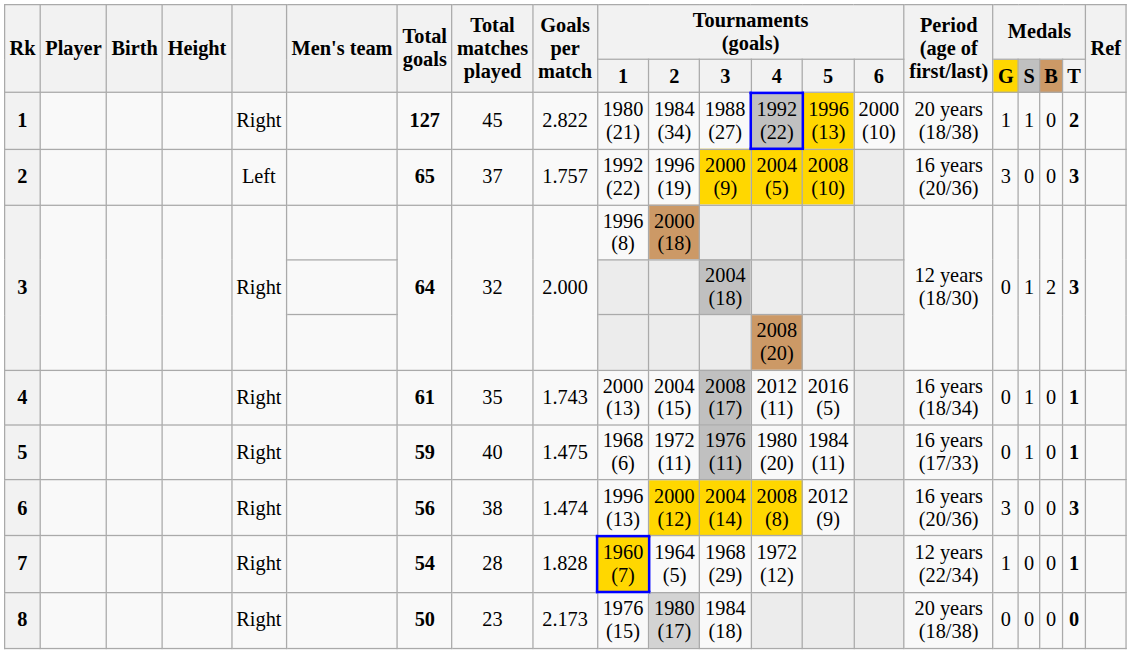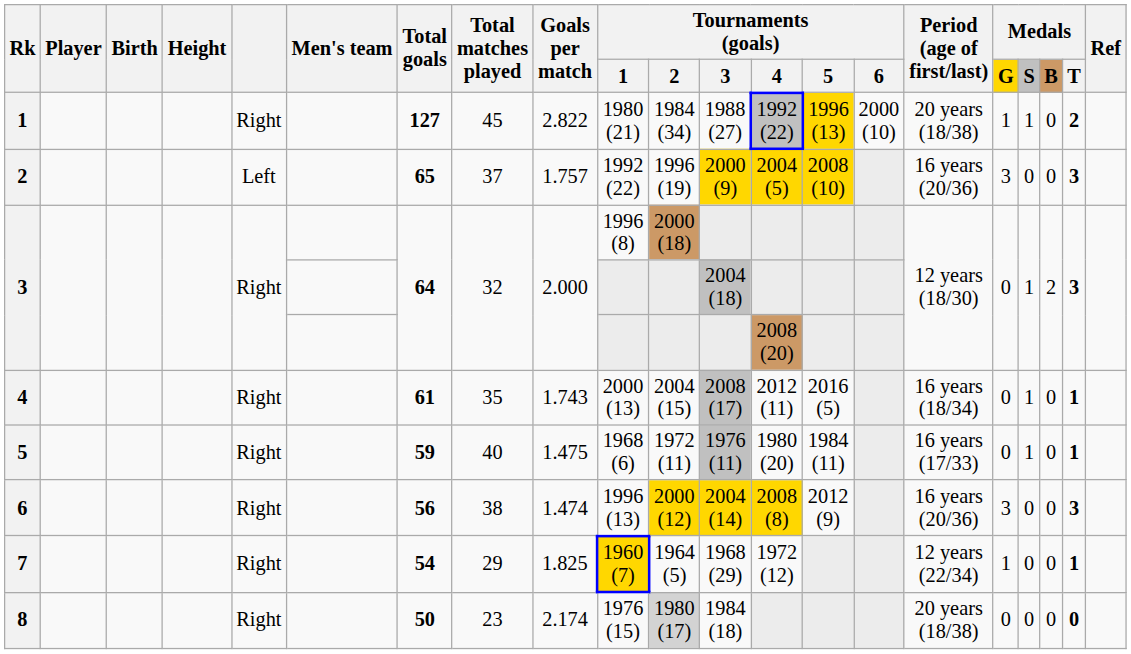(492, 563) 28 -> (492, 563) 29
(565, 563) 1.828 -> (565, 563) 1.825
(565, 619) 2.173 -> (565, 619) 2.174
